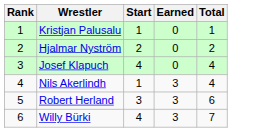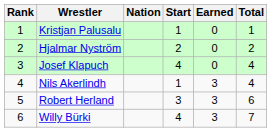+ column: (143, 13)
